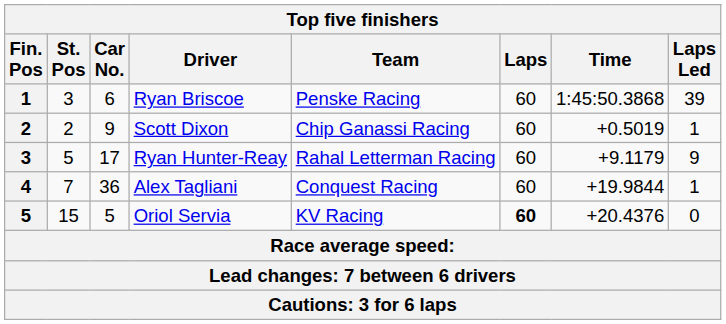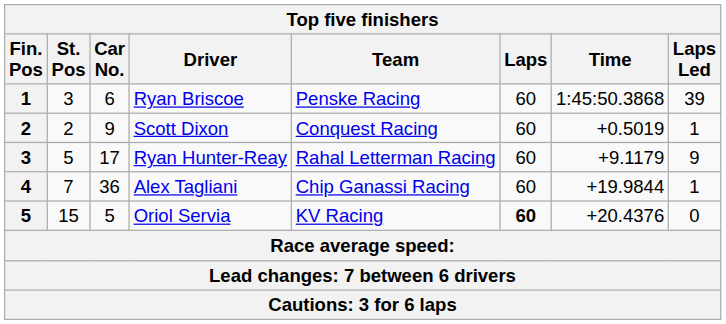(383, 128) Chip Ganassi Racing -> (367, 128) Conquest Racing
(367, 187) Conquest Racing -> (383, 187) Chip Ganassi Racing
